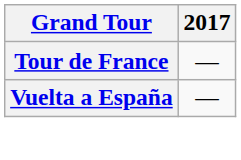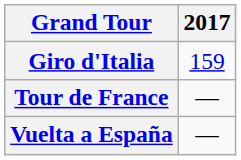+ row: (91, 60)
